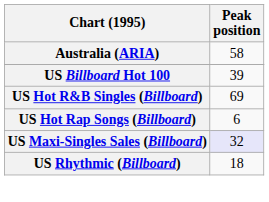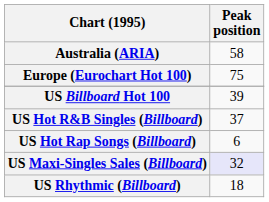+ row: (107, 75)
(237, 97) 69 -> (237, 119) 37
